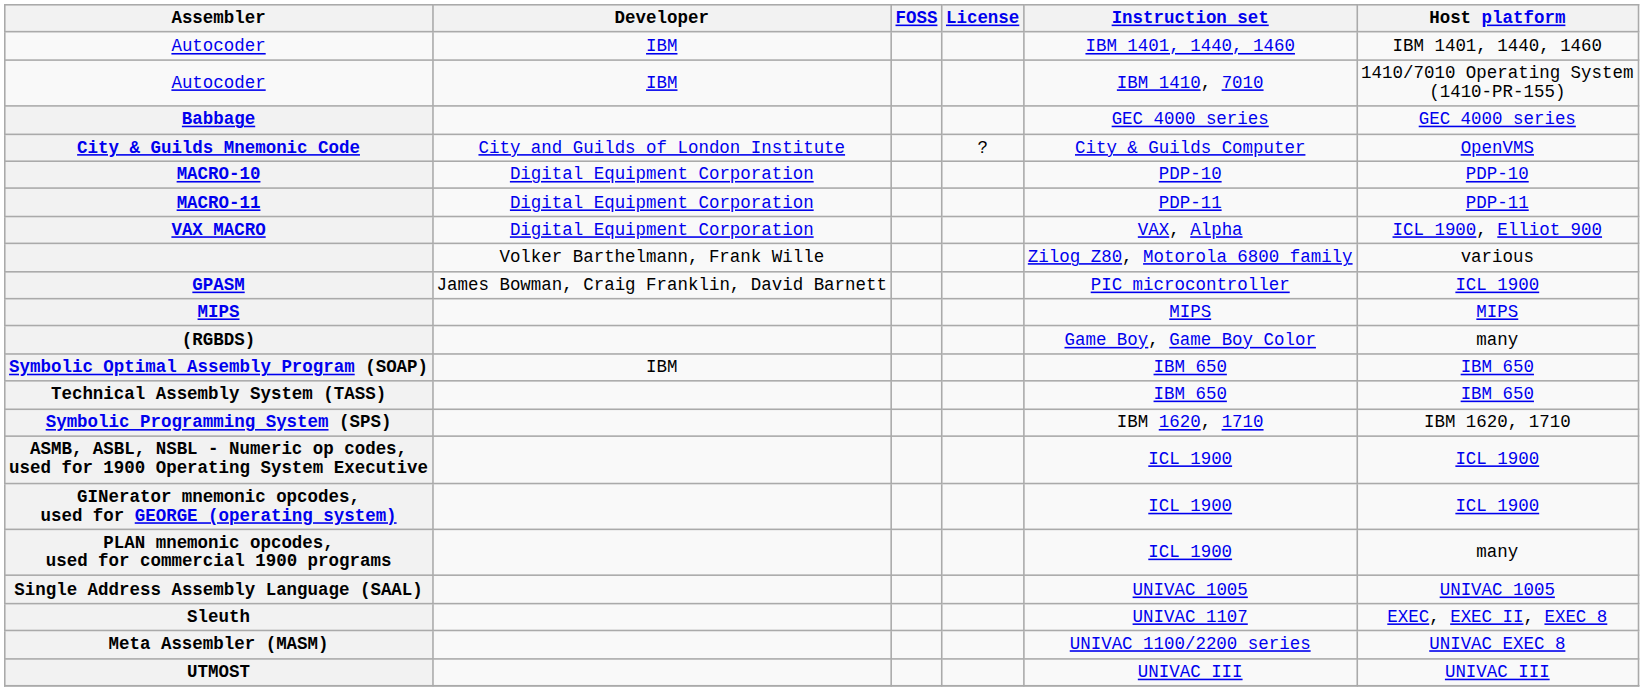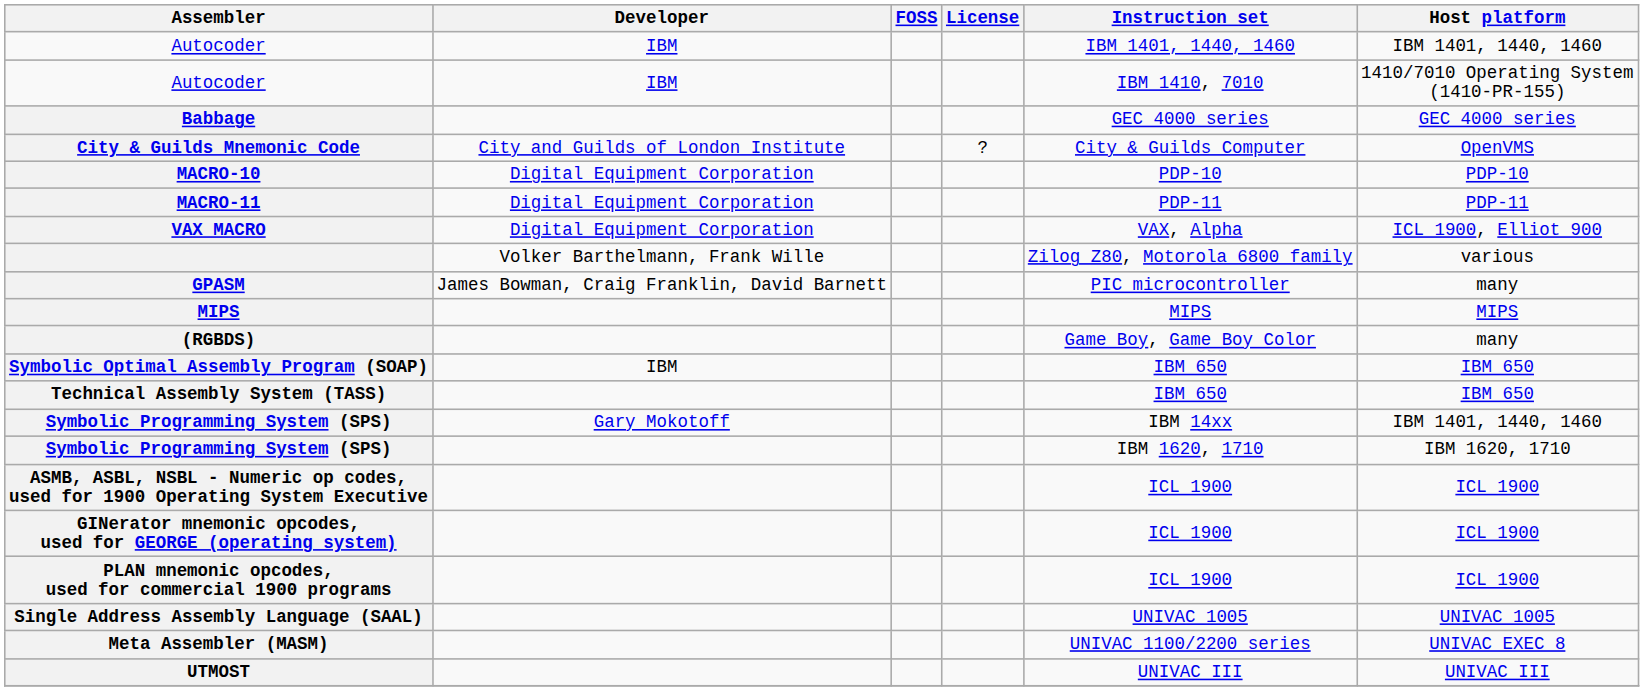(1497, 285) ICL 1900 -> (1497, 285) many
+ row: (219, 423)
(1497, 552) many -> (1497, 580) ICL 1900
- row: (219, 617)
